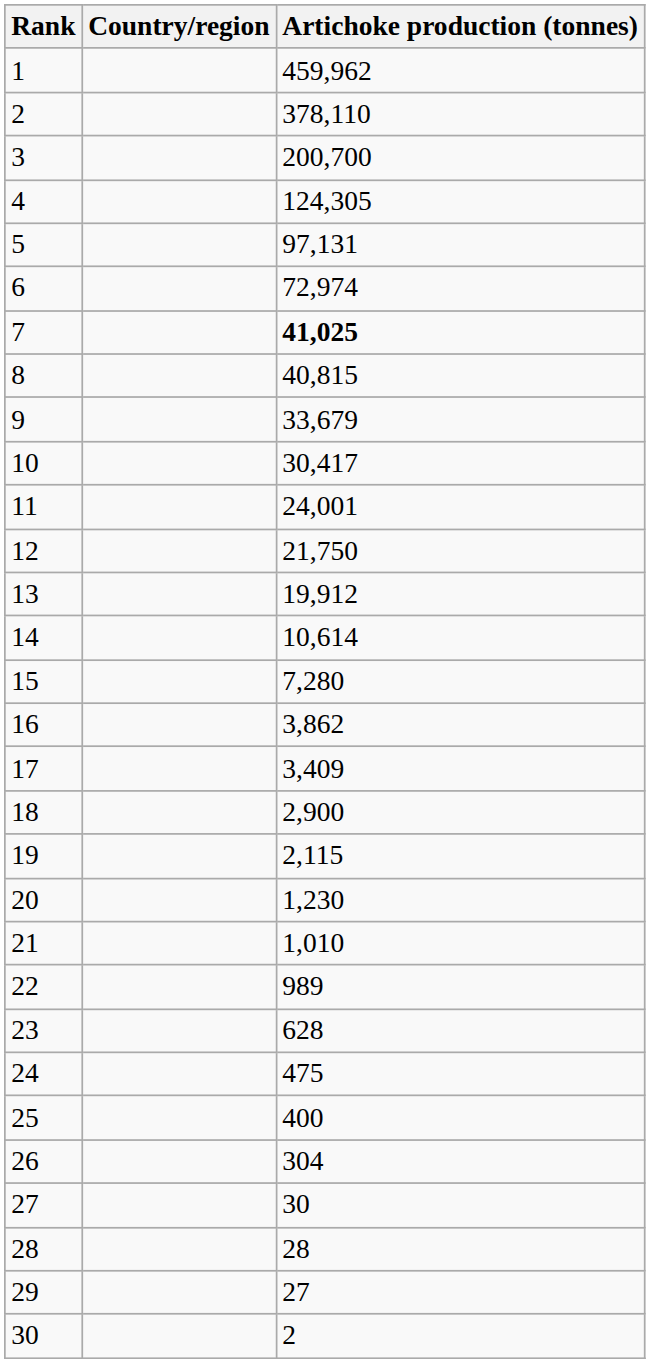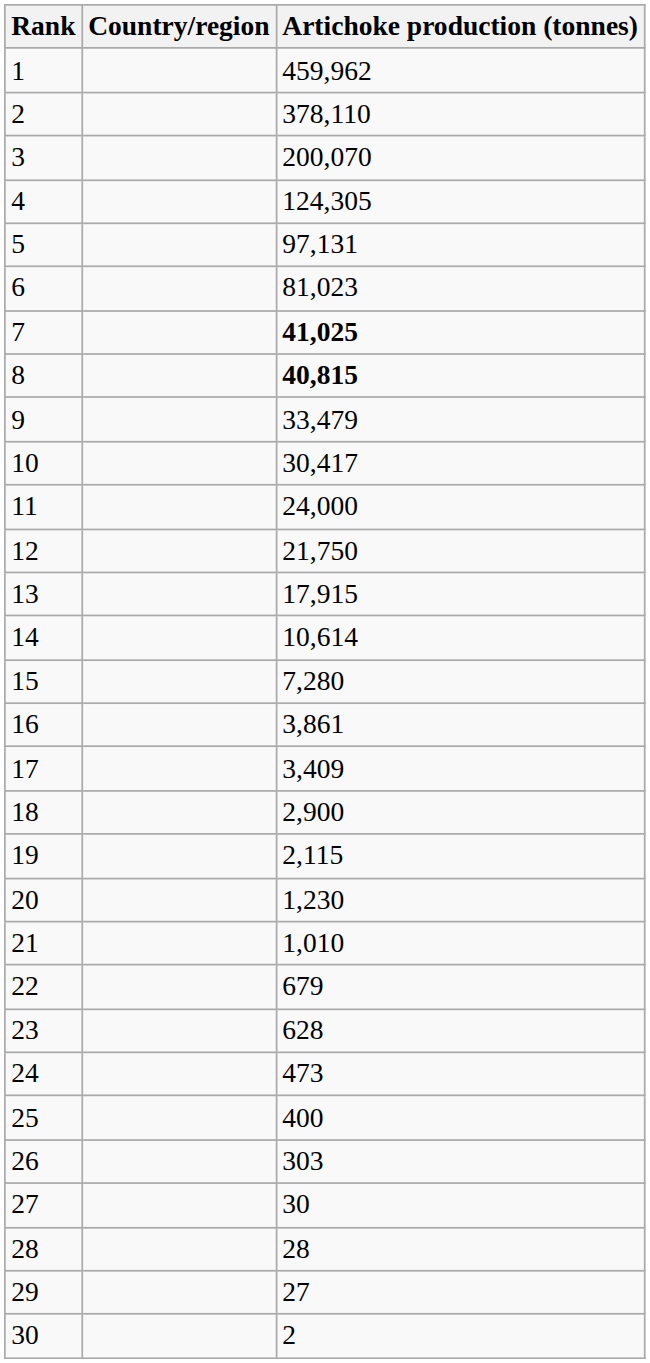(327, 157) 200,700 -> (327, 157) 200,070
(320, 288) 72,974 -> (320, 288) 81,023
(320, 375) normal -> (320, 375) bold
(320, 419) 33,679 -> (320, 419) 33,479
(320, 506) 24,001 -> (320, 506) 24,000
(320, 593) 19,912 -> (320, 593) 17,915
(313, 724) 3,862 -> (313, 724) 3,861
(303, 986) 989 -> (303, 986) 679
(303, 1073) 475 -> (303, 1073) 473
(303, 1161) 304 -> (303, 1161) 303
